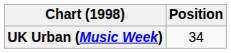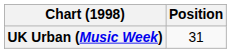(196, 37) 34 -> (196, 37) 31
